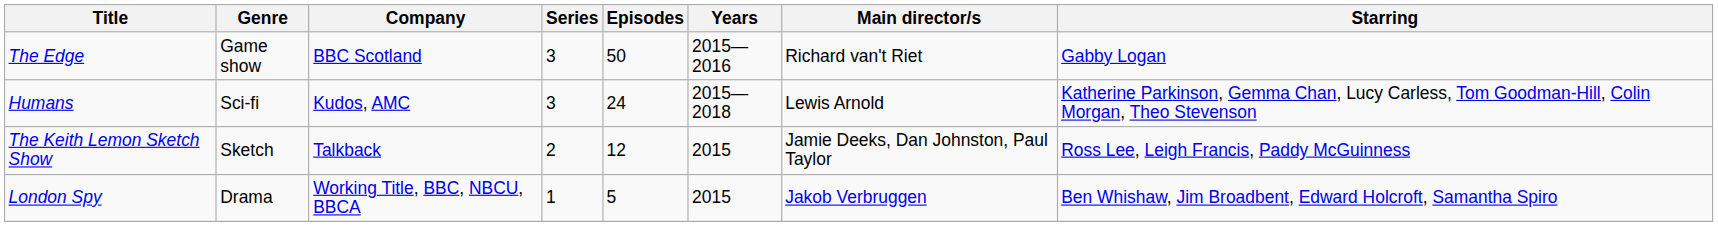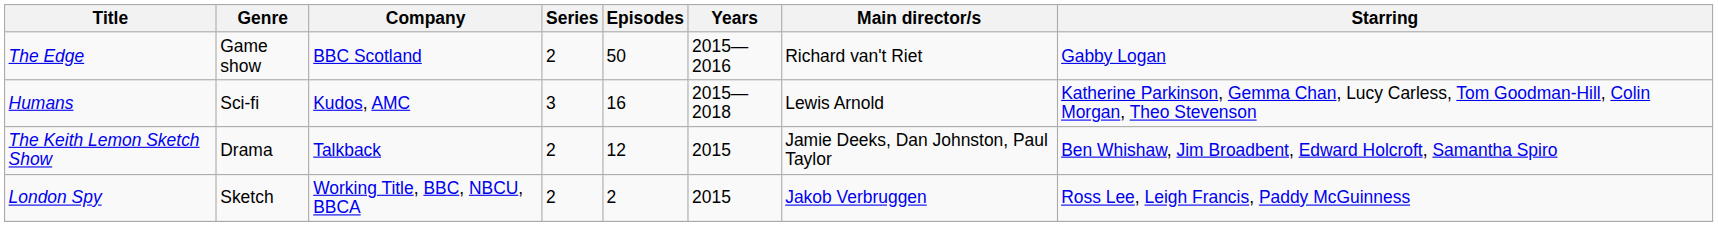(551, 55) 3 -> (551, 55) 2
(616, 103) 24 -> (616, 103) 16
(247, 150) Sketch -> (246, 150) Drama
(1236, 150) Ross Lee, Leigh Francis, Paddy McGuinness -> (1309, 150) Ben Whishaw, Jim Broadbent, Edward Holcroft, Samantha Spiro
(246, 197) Drama -> (247, 197) Sketch
(551, 197) 1 -> (551, 197) 2
(611, 197) 5 -> (611, 197) 2
(1309, 197) Ben Whishaw, Jim Broadbent, Edward Holcroft, Samantha Spiro -> (1236, 197) Ross Lee, Leigh Francis, Paddy McGuinness
